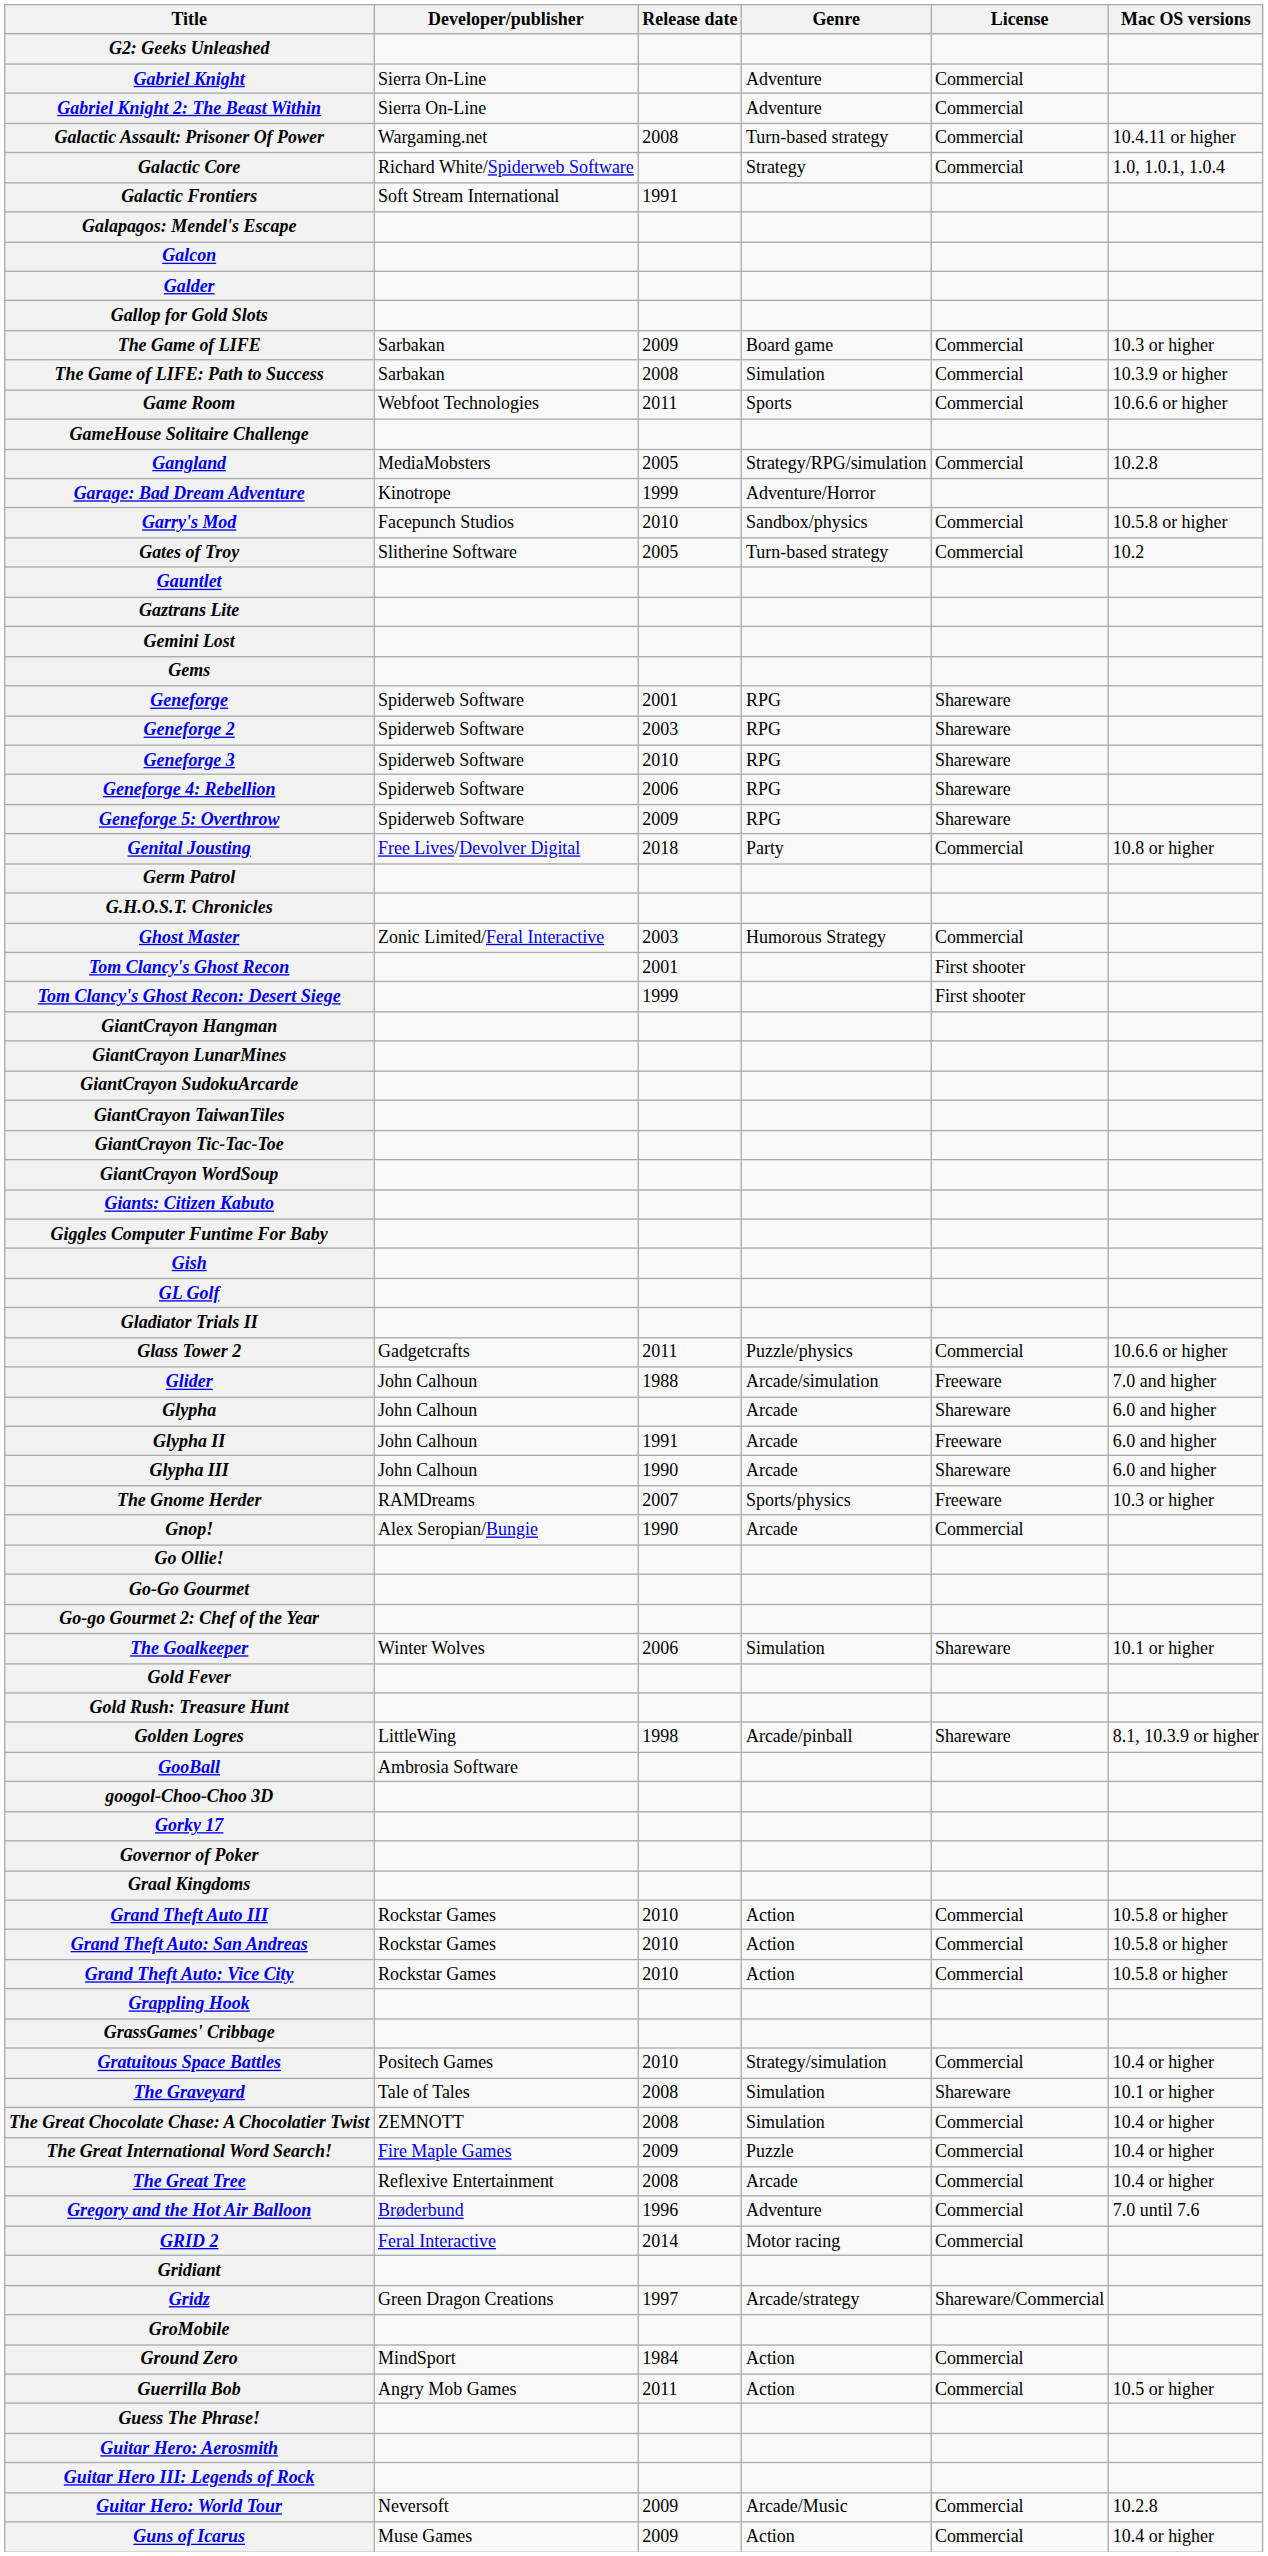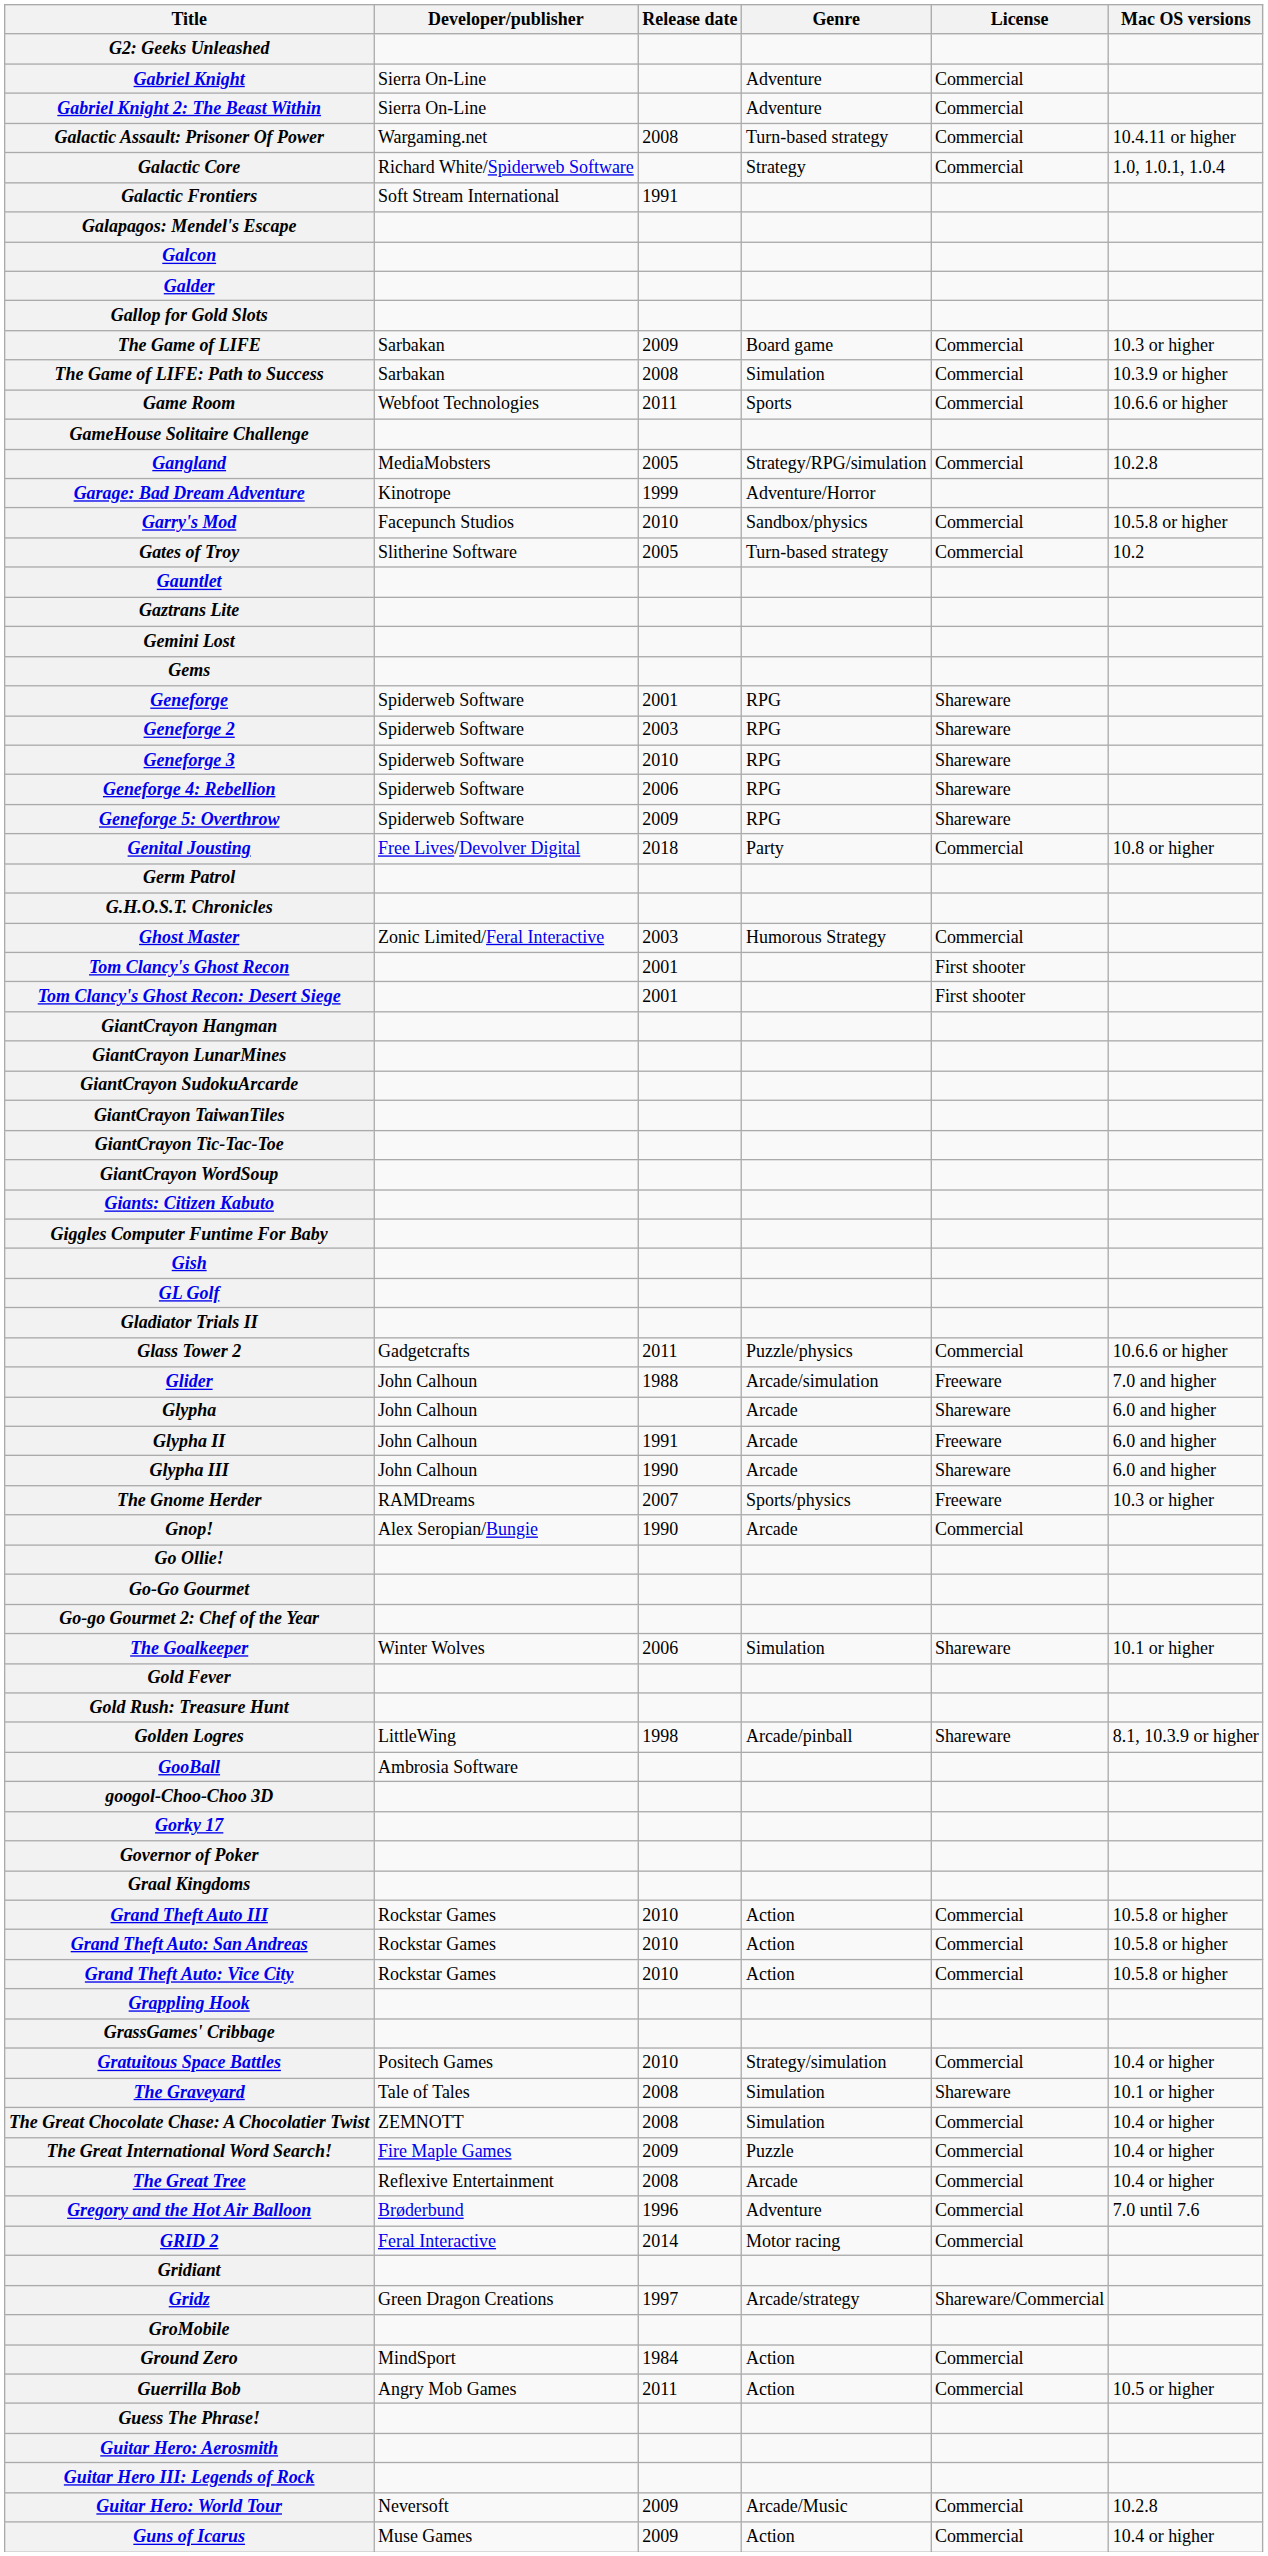(660, 996) 1999 -> (660, 996) 2001
